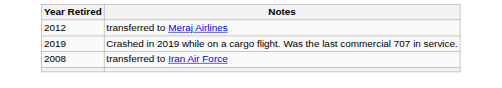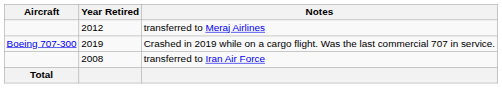+ column: (42, 12)
